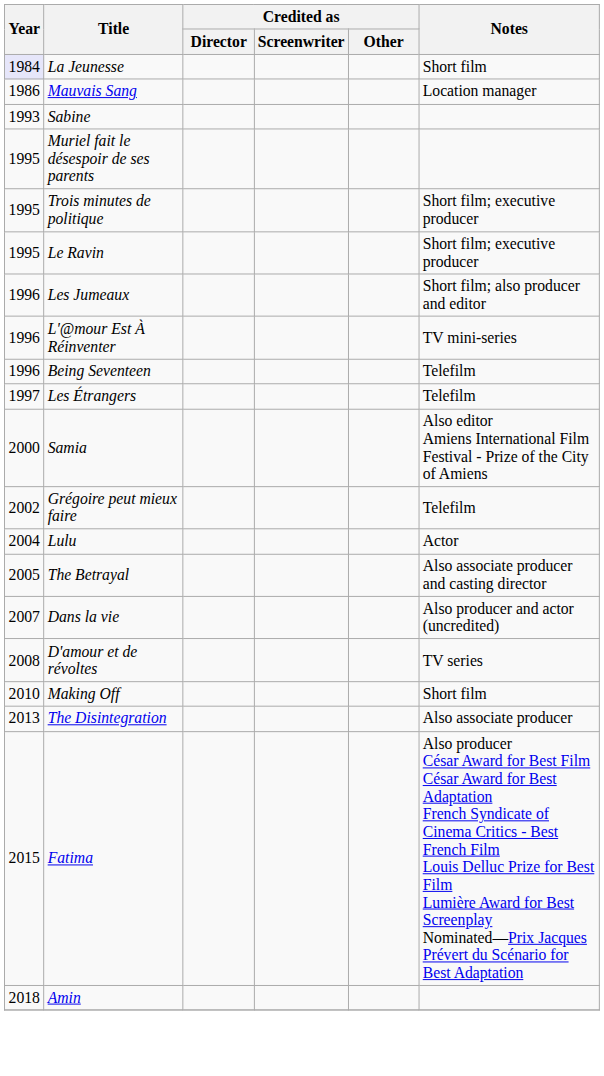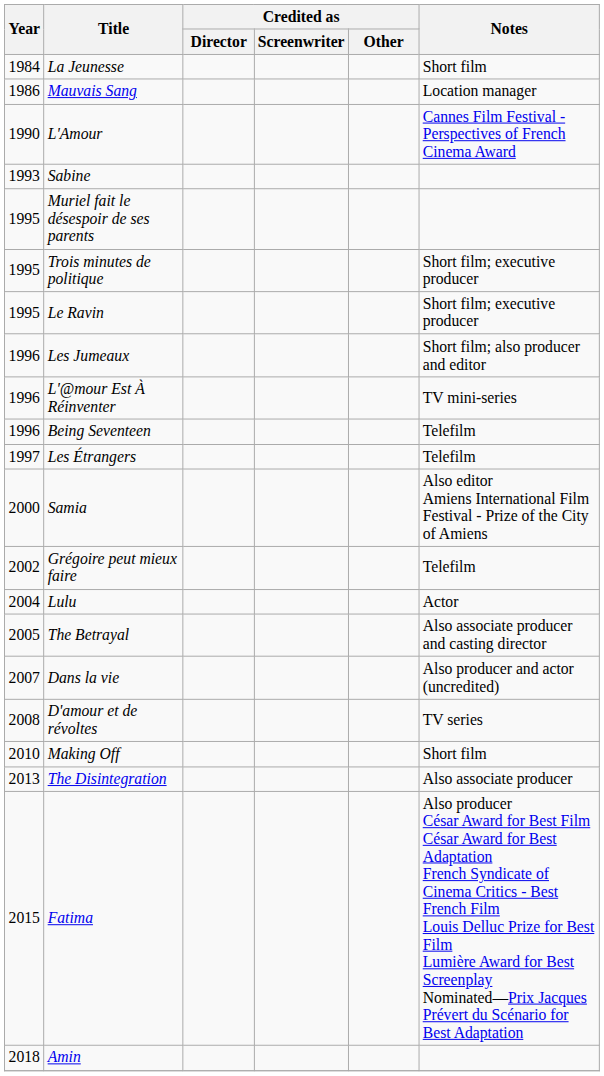(24, 66) lavender background -> (24, 66) no background
+ row: (75, 134)
